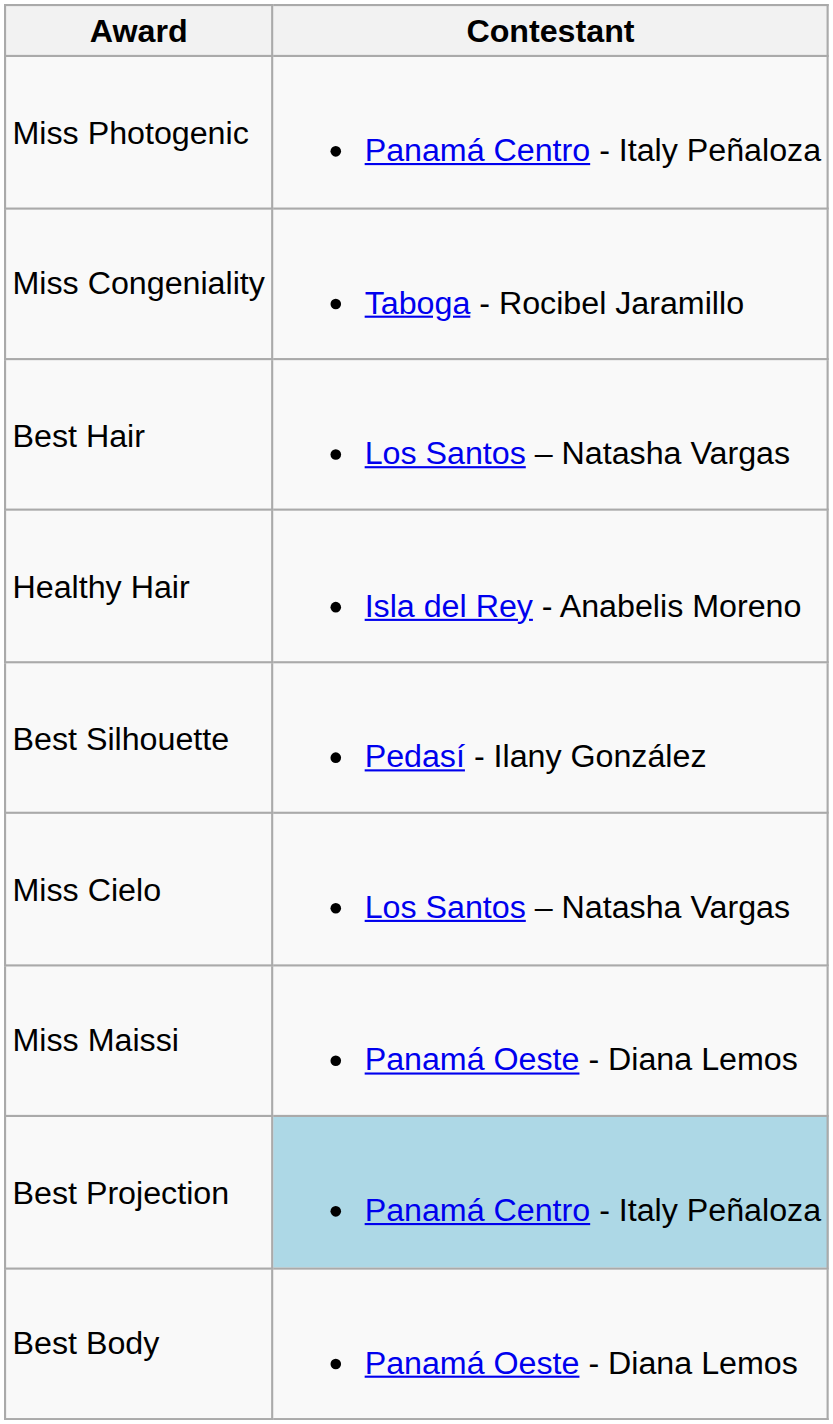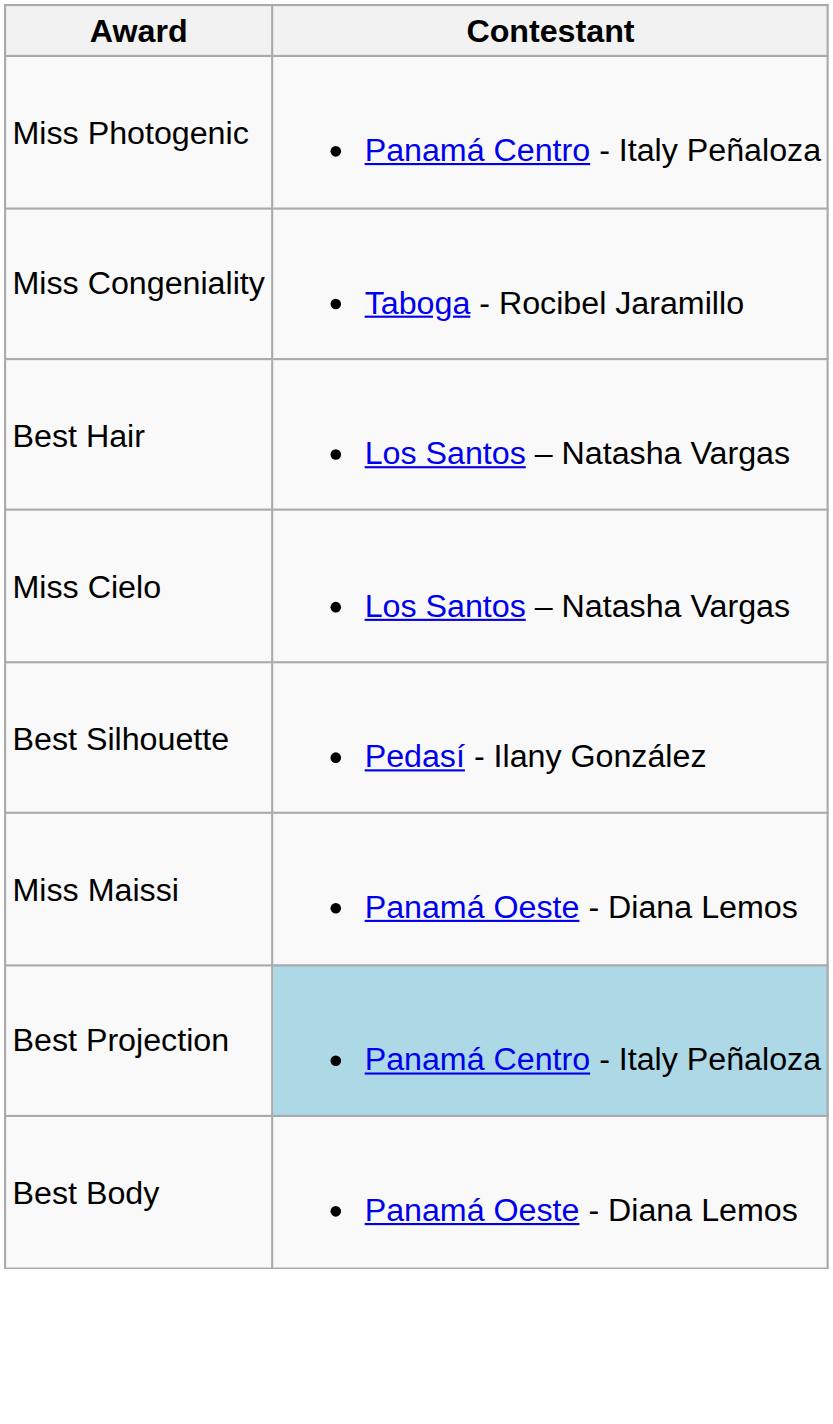- row: (101, 586)
rows swapped: (87, 889) <-> (121, 738)
